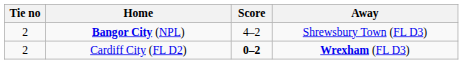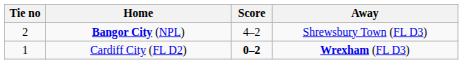(25, 50) 2 -> (25, 50) 1
